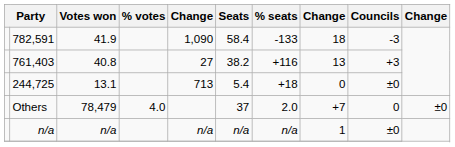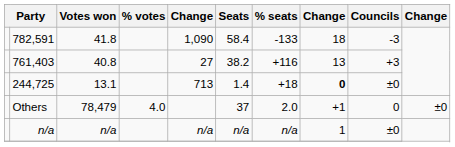(105, 39) 41.9 -> (105, 39) 41.8
(241, 85) 5.4 -> (241, 85) 1.4
(342, 85) normal -> (342, 85) bold
(339, 107) +7 -> (339, 107) +1
